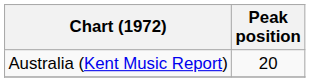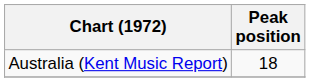(268, 63) 20 -> (268, 63) 18
